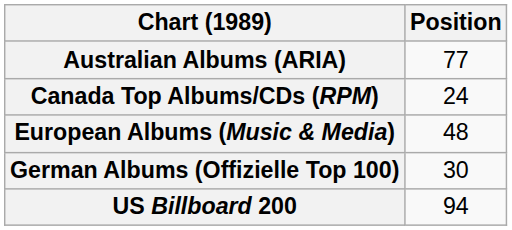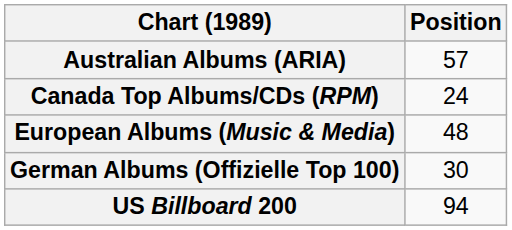(456, 59) 77 -> (456, 59) 57
